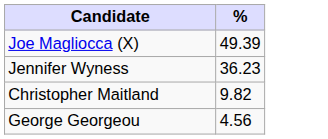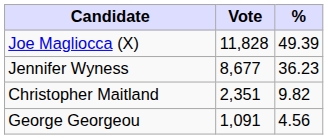+ column: (245, 17)
